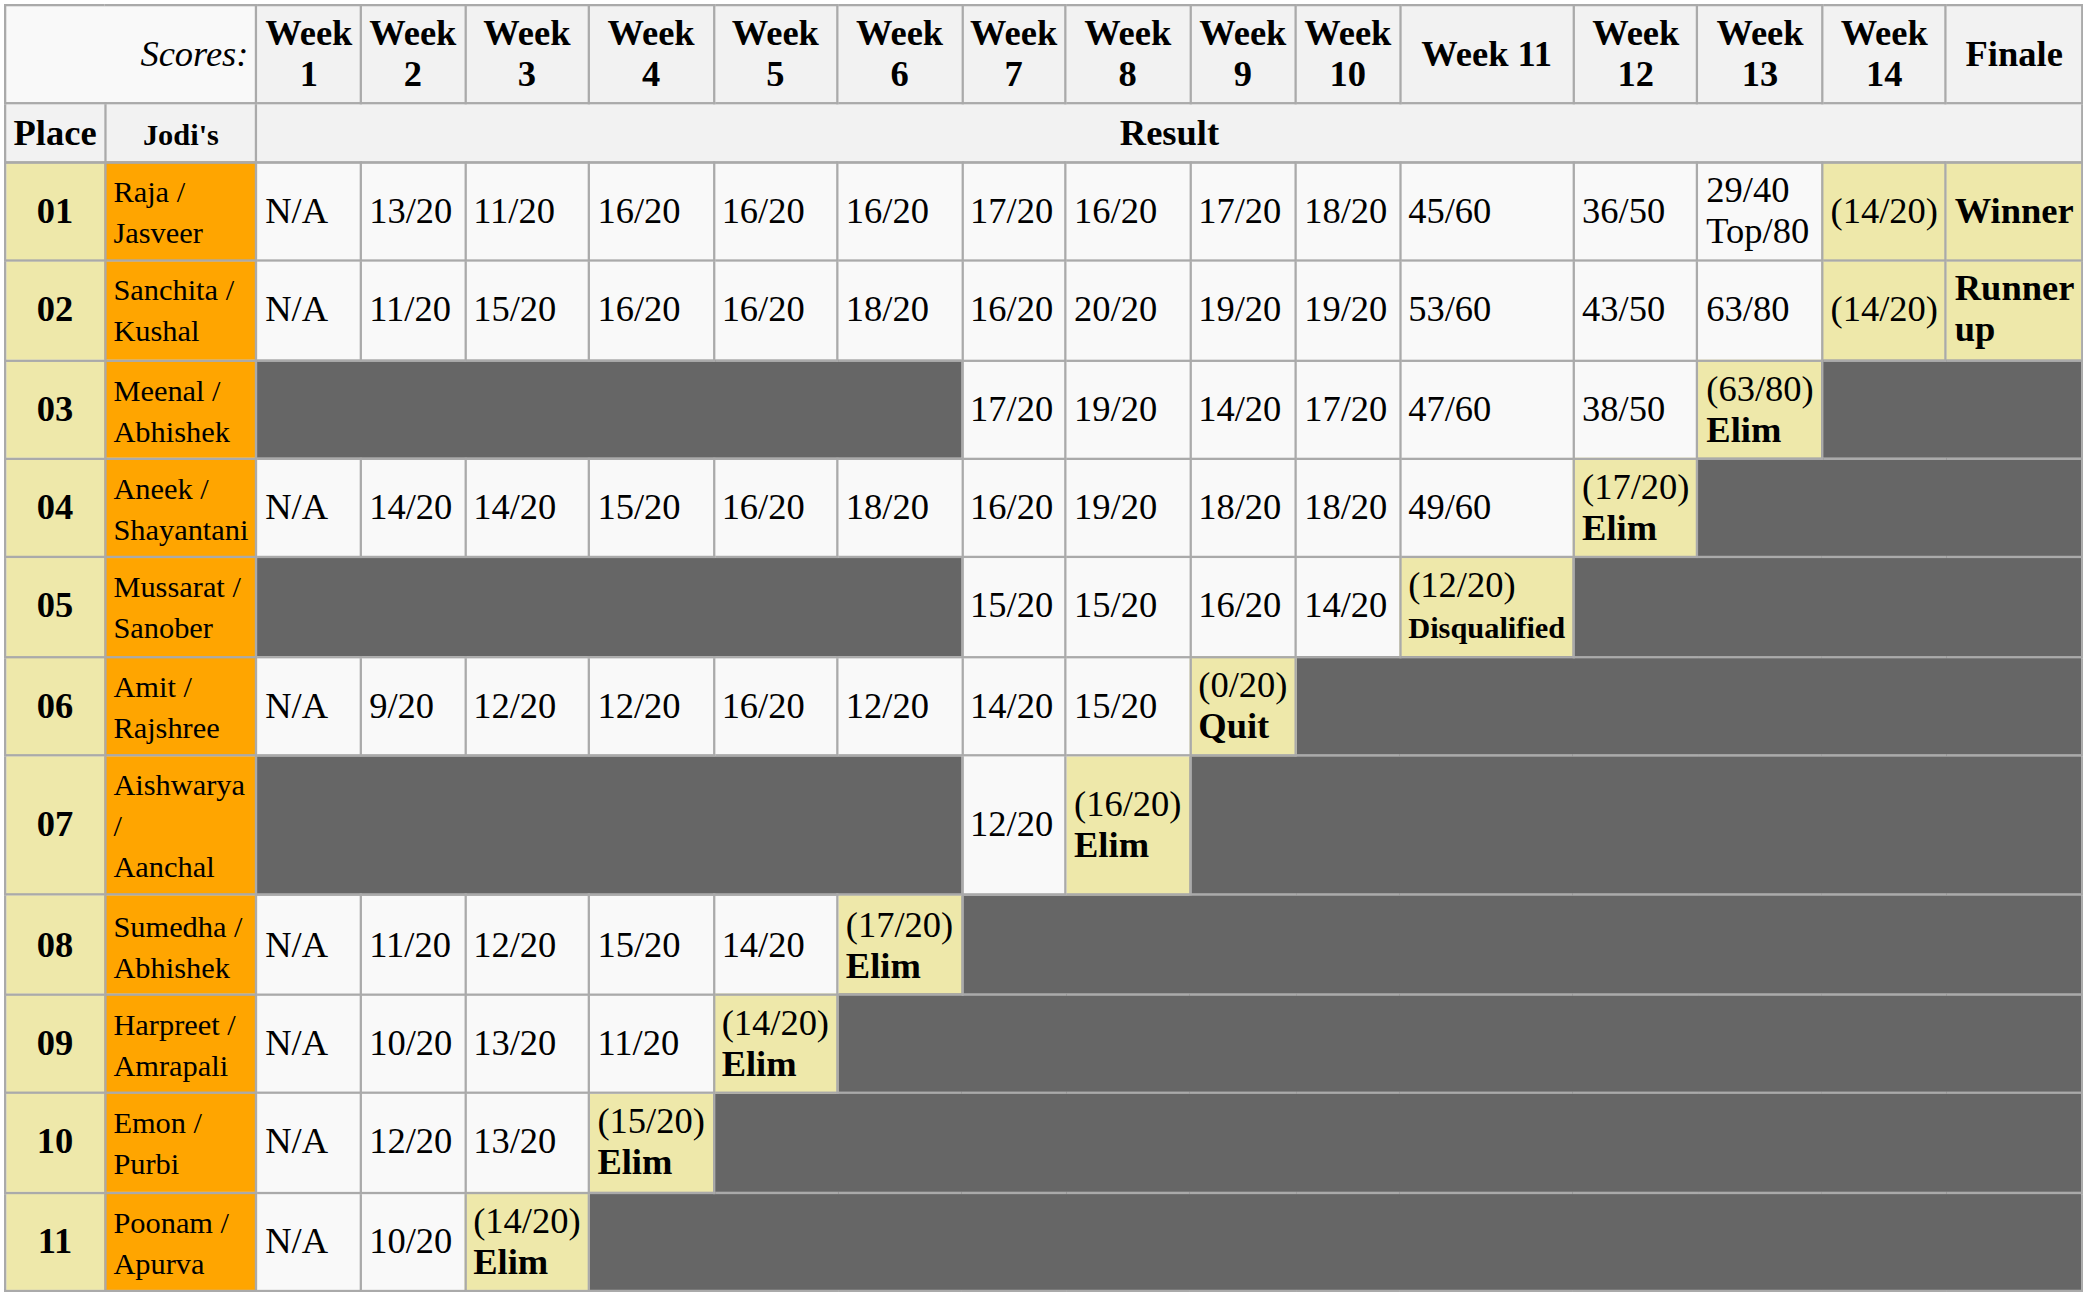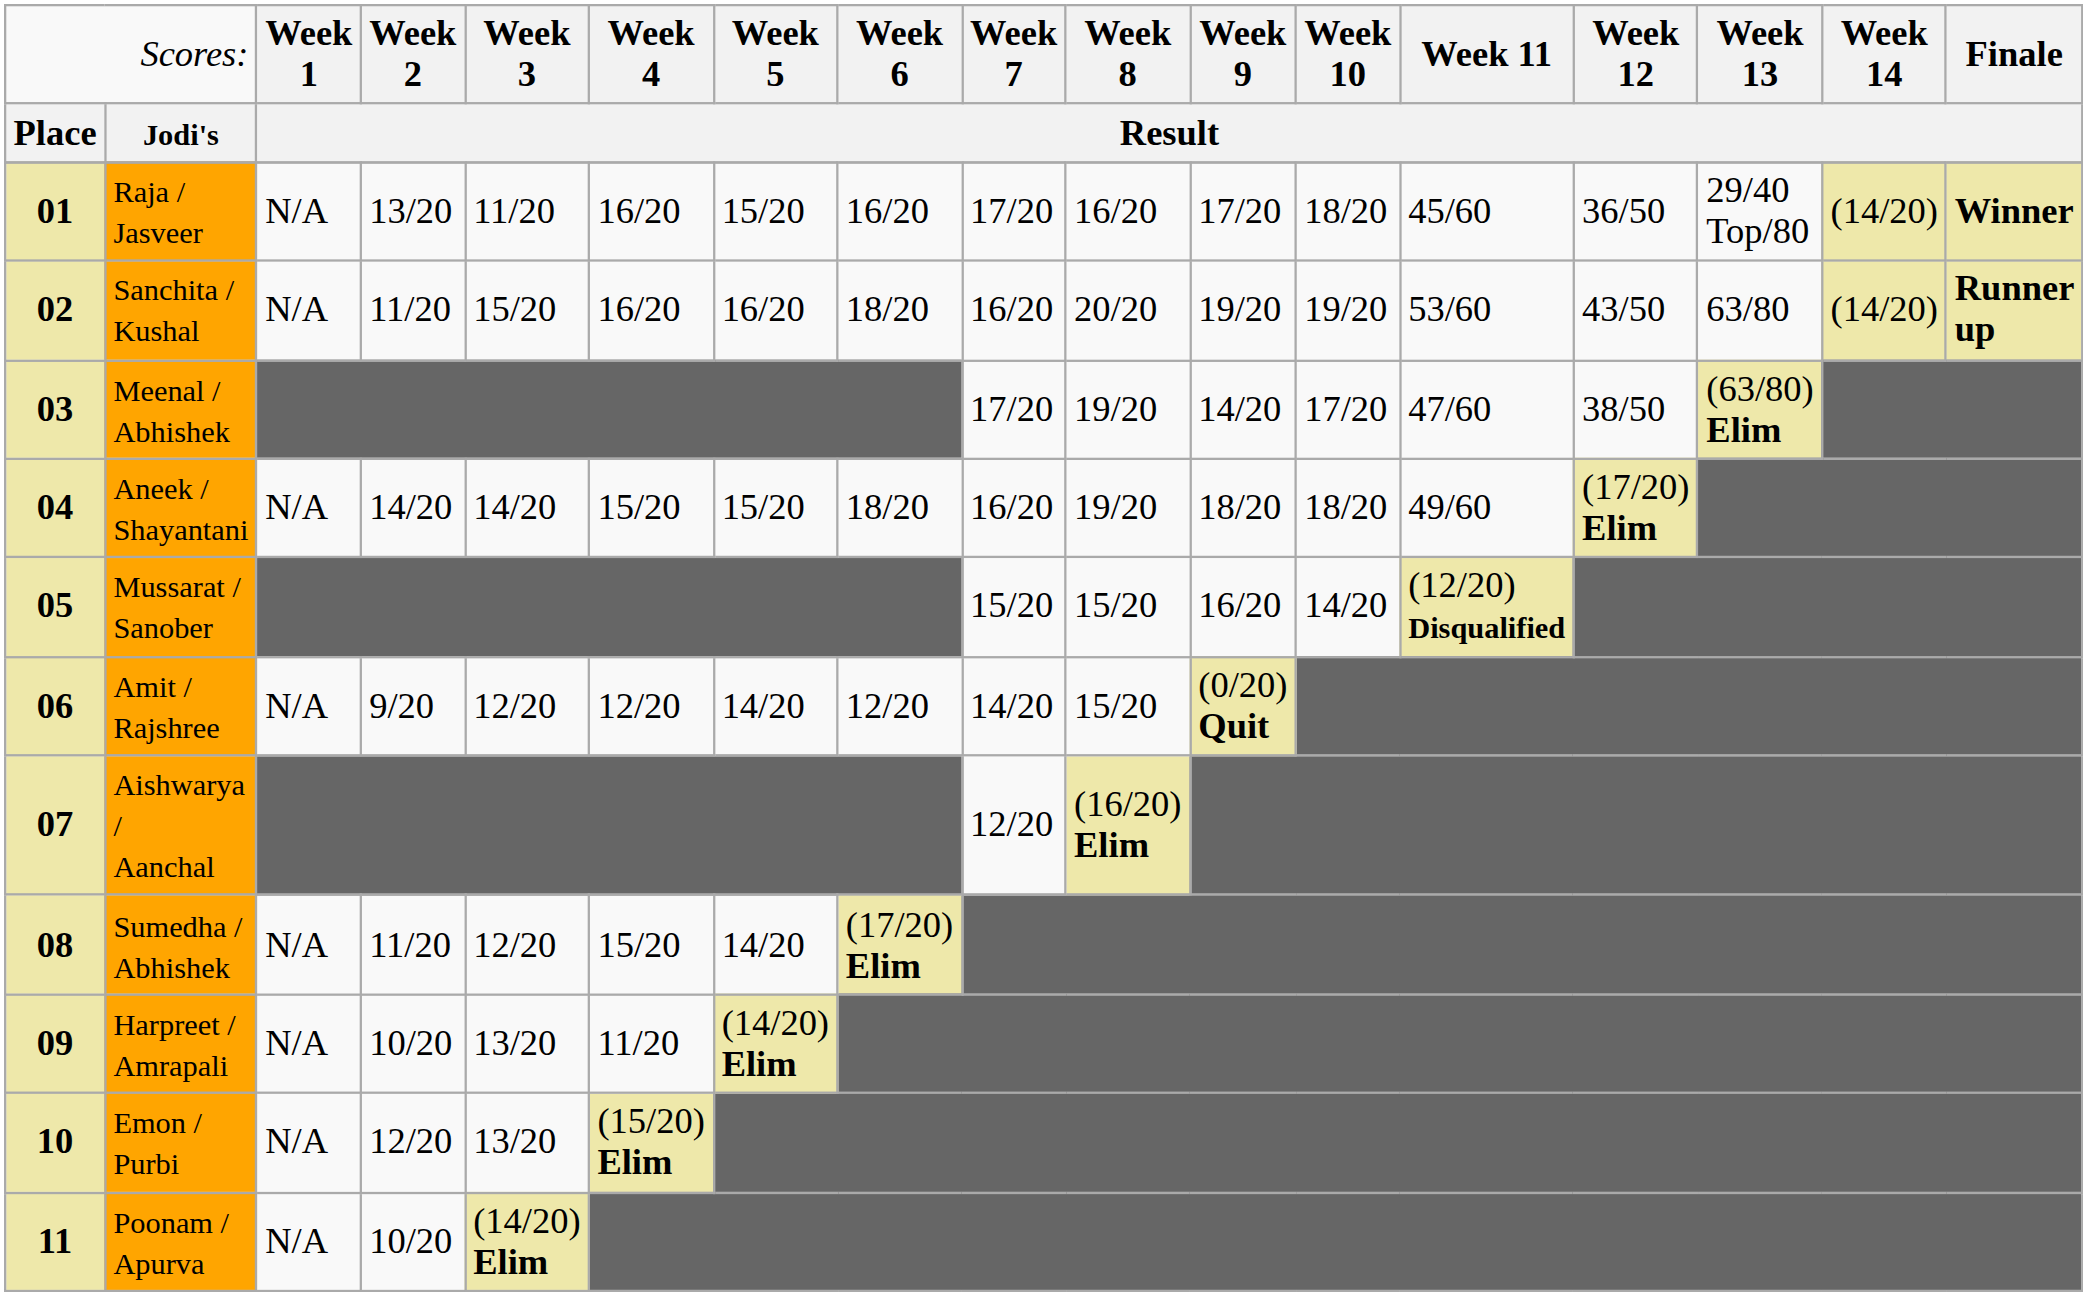(763, 210) 16/20 -> (763, 210) 15/20
(763, 507) 16/20 -> (763, 507) 15/20
(763, 705) 16/20 -> (763, 705) 14/20
